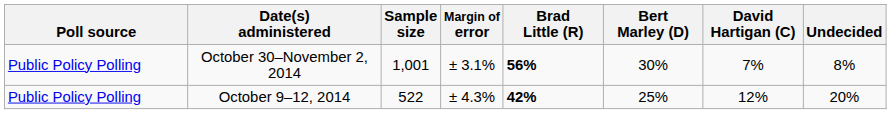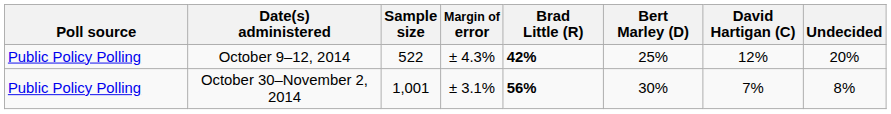rows swapped: (284, 65) <-> (284, 96)
